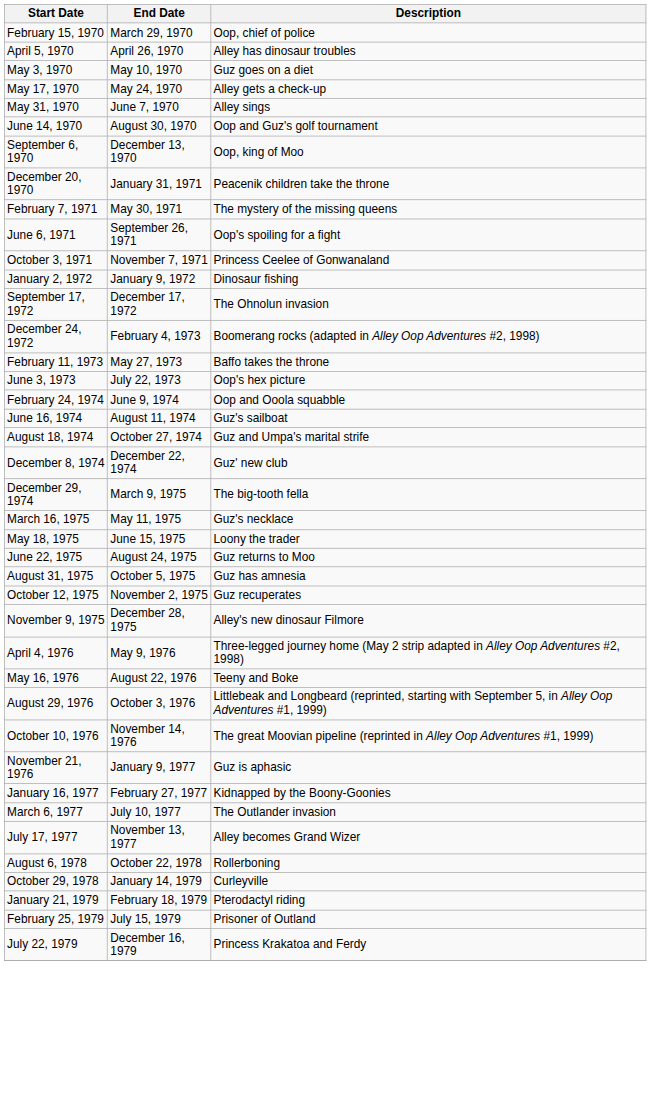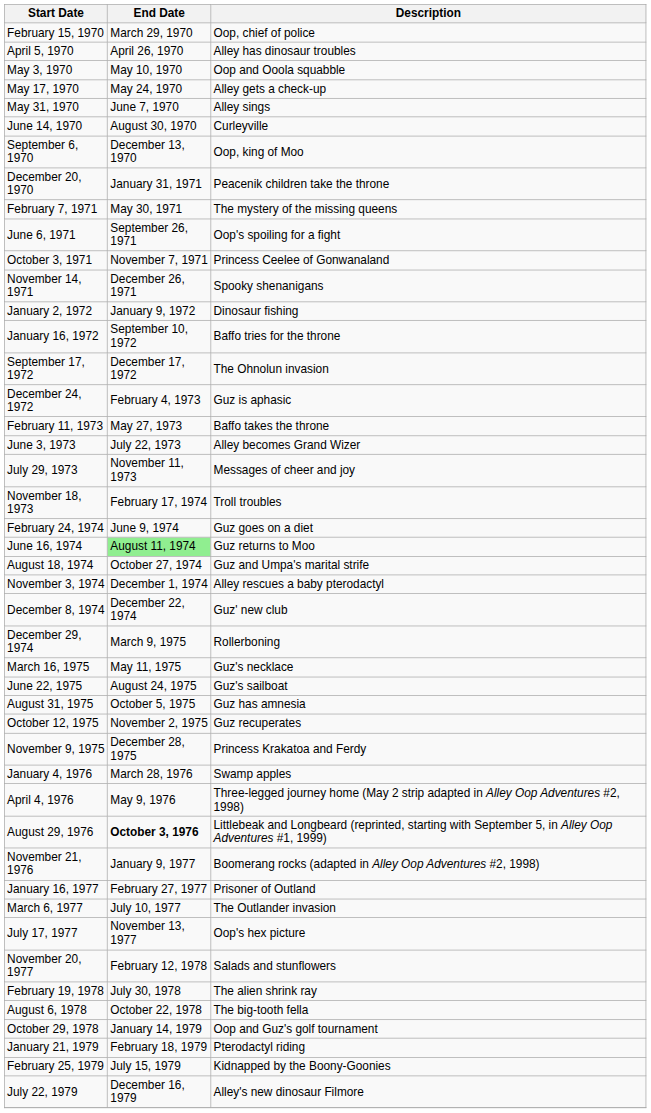(263, 70) Guz goes on a diet -> (279, 70) Oop and Ooola squabble
(296, 126) Oop and Guz's golf tournament -> (241, 126) Curleyville
+ row: (44, 285)
+ row: (53, 336)
(377, 336) Boomerang rocks (adapted in Alley Oop Adventures #2, 1998) -> (252, 400) Guz is aphasic
(259, 380) Oop's hex picture -> (287, 445) Alley becomes Grand Wizer
+ row: (42, 470)
+ row: (44, 502)
(279, 399) Oop and Ooola squabble -> (263, 528) Guz goes on a diet
(153, 418) no background -> (153, 546) lightgreen background
(251, 418) Guz's sailboat -> (264, 546) Guz returns to Moo
+ row: (56, 584)
(261, 494) The big-tooth fella -> (247, 641) Rollerboning
- row: (43, 539)
(264, 557) Guz returns to Moo -> (251, 686) Guz's sailboat
(289, 620) Alley's new dinosaur Filmore -> (290, 749) Princess Krakatoa and Ferdy
+ row: (50, 774)
- row: (43, 678)
(153, 703) normal -> (154, 832) bold
- row: (53, 735)
(252, 767) Guz is aphasic -> (377, 864) Boomerang rocks (adapted in Alley Oop Adventures #2, 1998)
(302, 793) Kidnapped by the Boony-Goonies -> (265, 889) Prisoner of Outland
(287, 837) Alley becomes Grand Wizer -> (259, 933) Oop's hex picture
+ row: (44, 965)
+ row: (55, 991)
(247, 863) Rollerboning -> (261, 1010) The big-tooth fella
(241, 881) Curleyville -> (296, 1028) Oop and Guz's golf tournament
(265, 919) Prisoner of Outland -> (302, 1066) Kidnapped by the Boony-Goonies
(290, 944) Princess Krakatoa and Ferdy -> (289, 1091) Alley's new dinosaur Filmore
